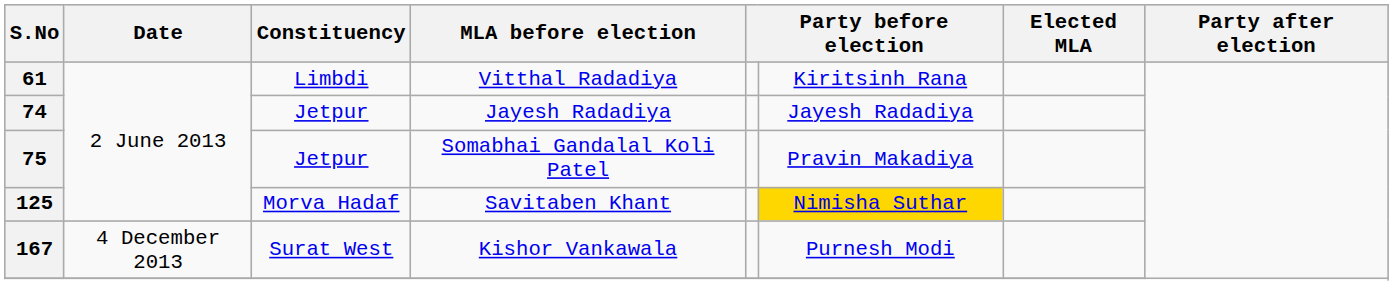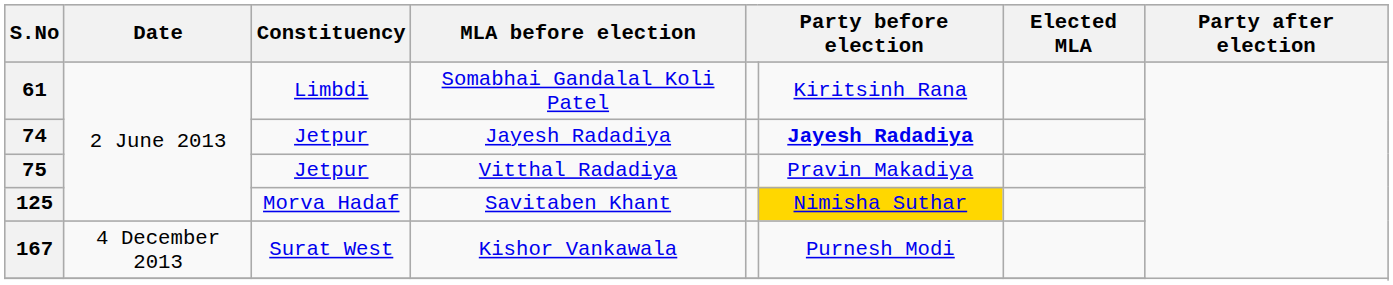(578, 79) Vitthal Radadiya -> (578, 91) Somabhai Gandalal Koli Patel
(880, 113) normal -> (880, 137) bold
(578, 158) Somabhai Gandalal Koli Patel -> (578, 170) Vitthal Radadiya
